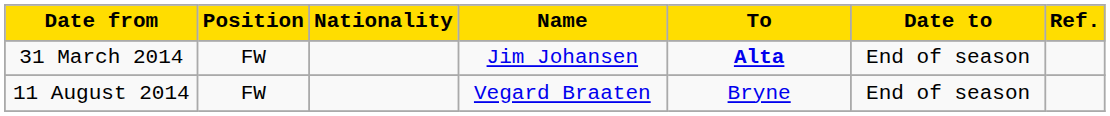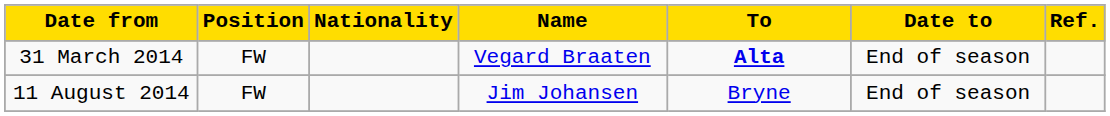(562, 58) Jim Johansen -> (562, 58) Vegard Braaten
(562, 93) Vegard Braaten -> (562, 93) Jim Johansen
